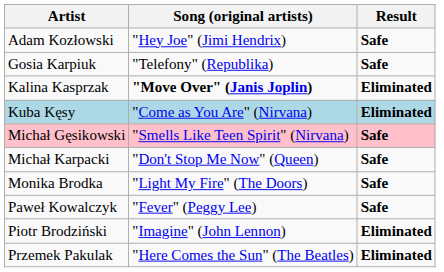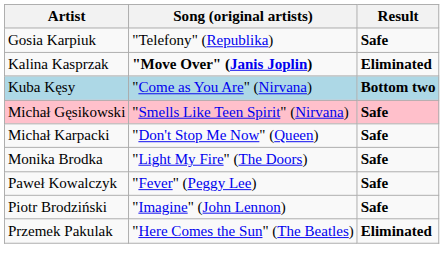- row: (61, 40)
(396, 111) Eliminated -> (398, 87) Bottom two
(396, 231) Eliminated -> (374, 207) Safe
